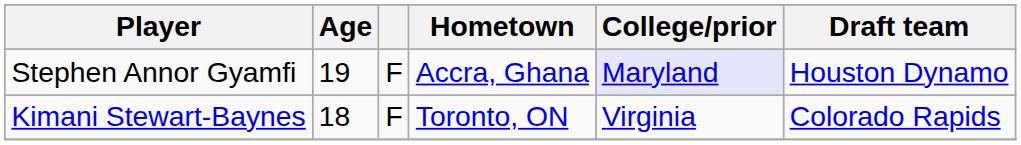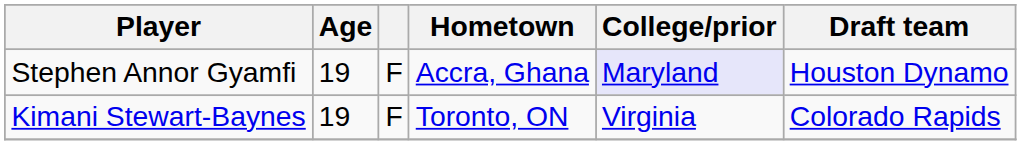(335, 116) 18 -> (335, 116) 19
